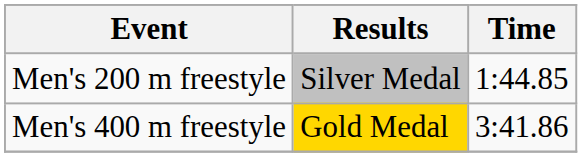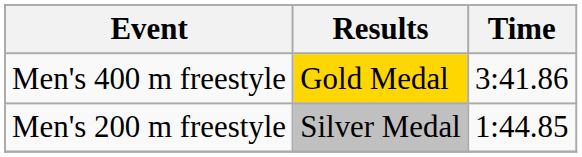rows swapped: (149, 77) <-> (149, 126)
